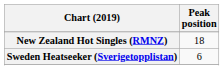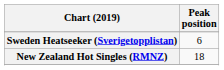rows swapped: (92, 40) <-> (92, 56)
